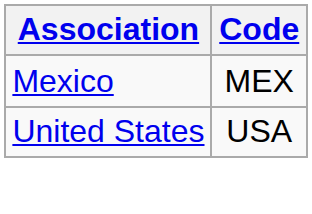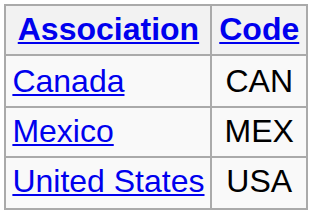+ row: (68, 80)
